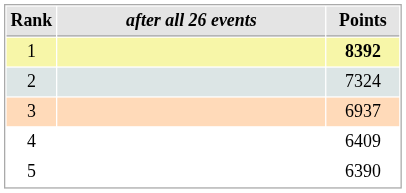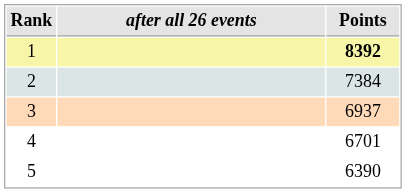(363, 81) 7324 -> (363, 81) 7384
(363, 141) 6409 -> (363, 141) 6701
